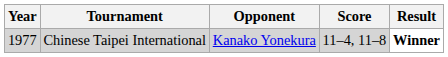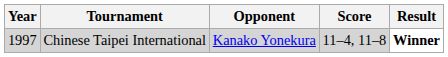(22, 40) 1977 -> (22, 40) 1997
